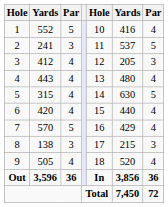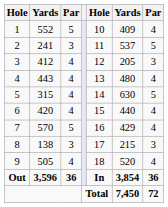(127, 29) 416 -> (127, 29) 409
(127, 177) 3,856 -> (127, 177) 3,854
